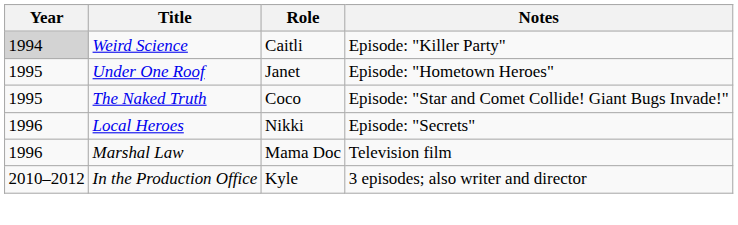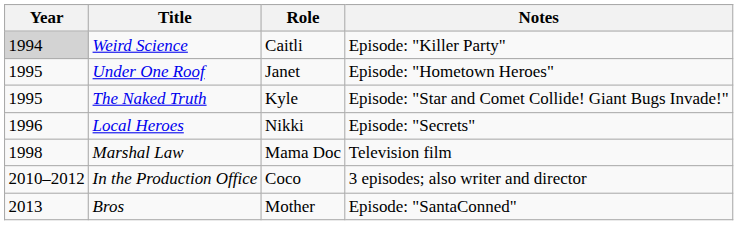(283, 98) Coco -> (282, 98) Kyle
(25, 152) 1996 -> (25, 152) 1998
(282, 179) Kyle -> (283, 179) Coco
+ row: (108, 206)
